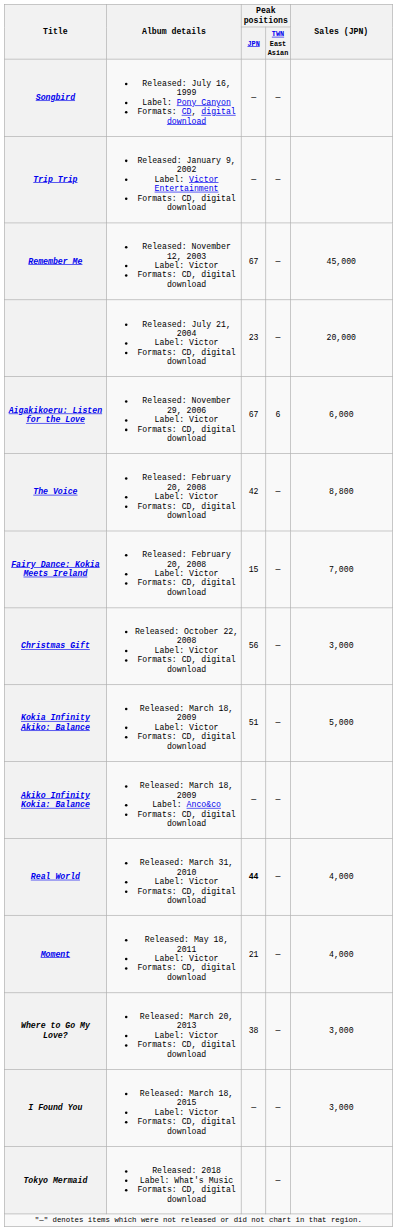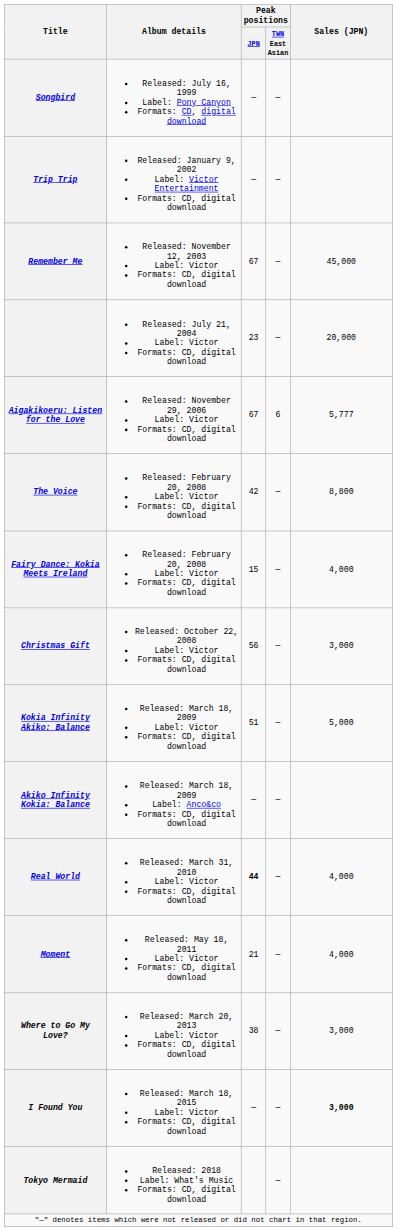(341, 415) 6,000 -> (341, 415) 5,777
(341, 569) 7,000 -> (341, 569) 4,000
(341, 1108) normal -> (341, 1108) bold
